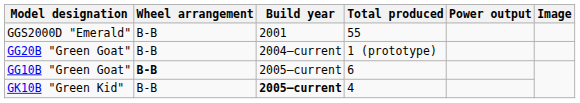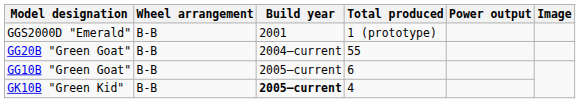(354, 32) 55 -> (392, 32) 1 (prototype)
(392, 51) 1 (prototype) -> (354, 51) 55
(147, 70) bold -> (147, 70) normal
